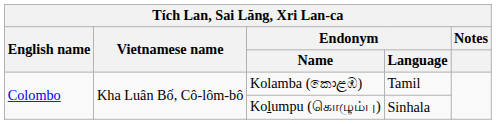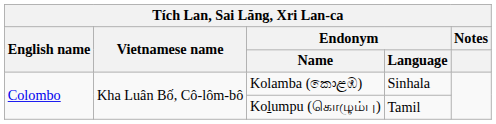(404, 83) Tamil -> (409, 83) Sinhala
(409, 107) Sinhala -> (404, 107) Tamil
